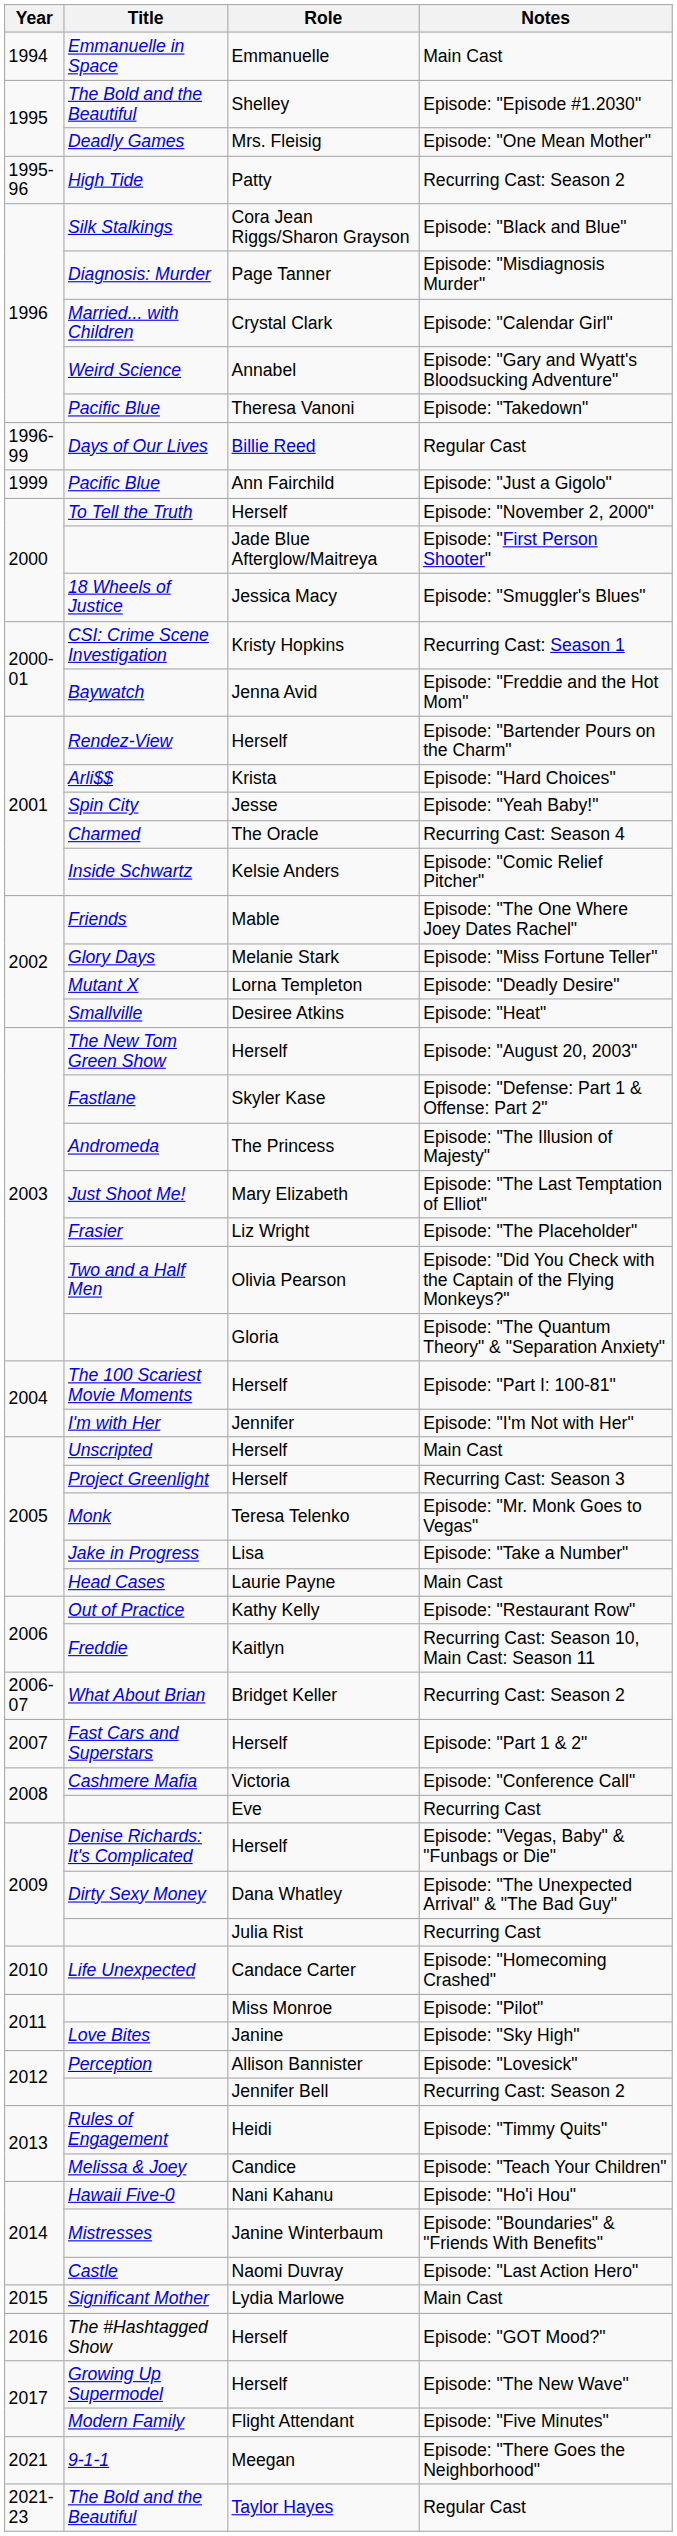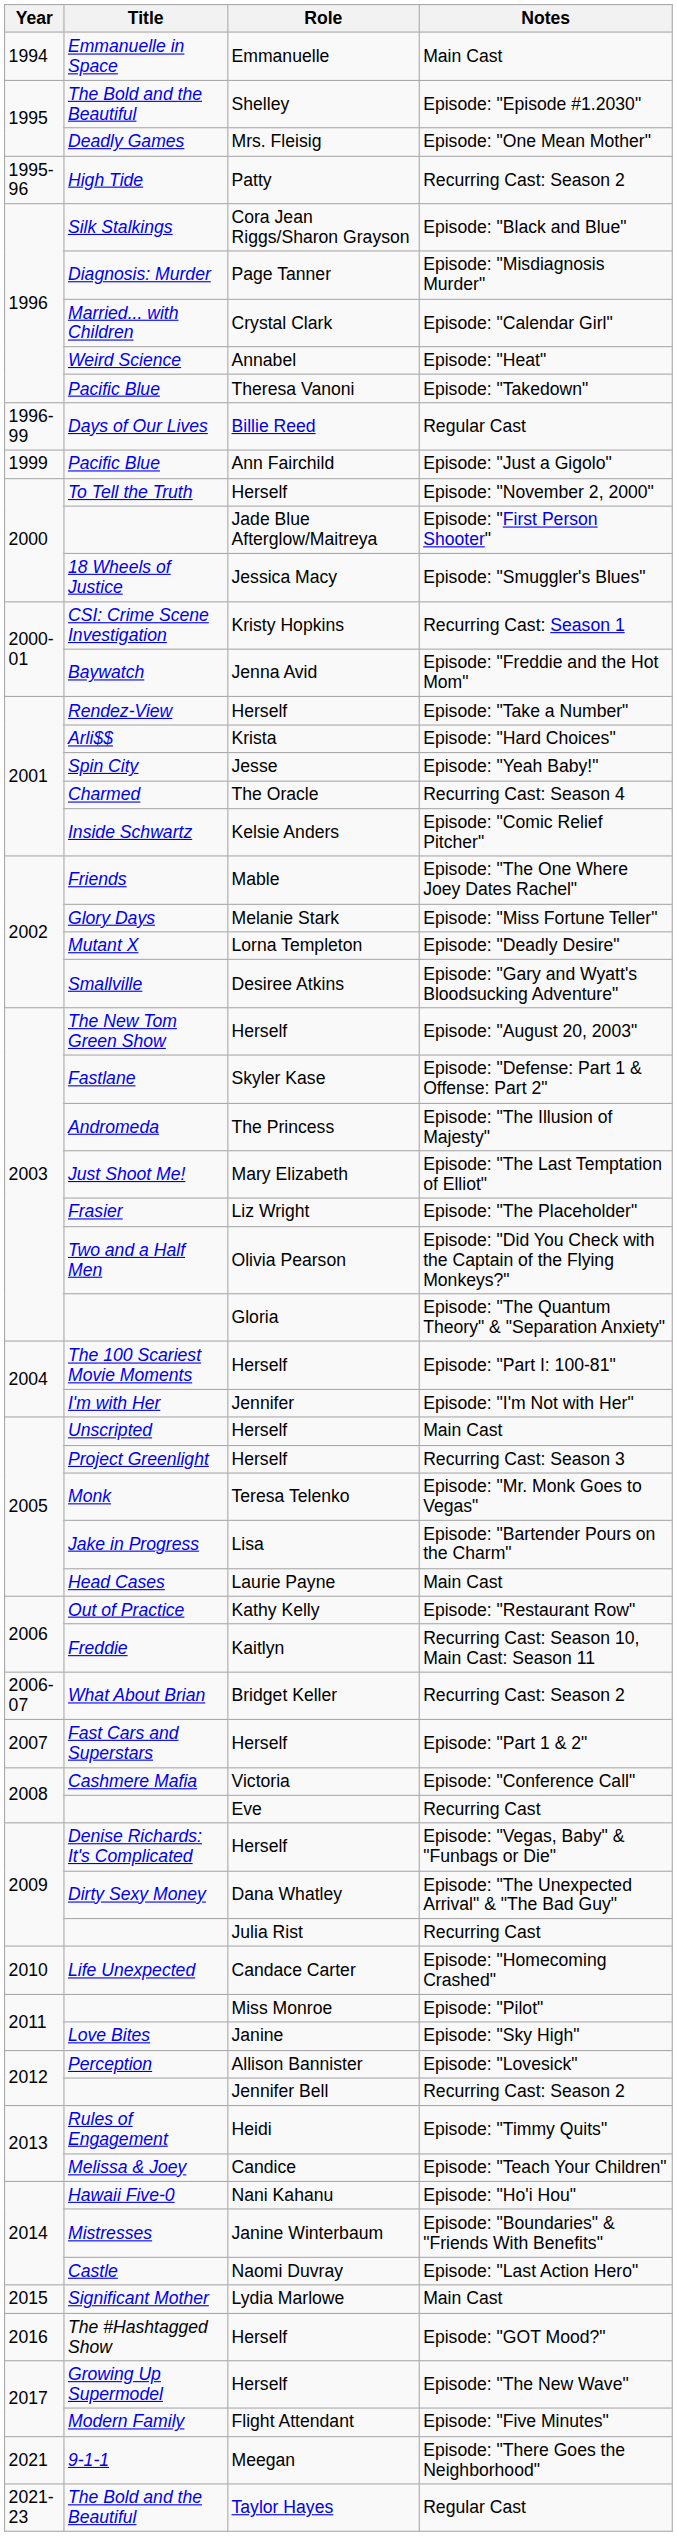(530, 370) Episode: "Gary and Wyatt's Bloodsucking Adventure" -> (485, 360) Episode: "Heat"
(539, 740) Episode: "Bartender Pours on the Charm" -> (526, 710) Episode: "Take a Number"
(485, 1013) Episode: "Heat" -> (530, 983) Episode: "Gary and Wyatt's Bloodsucking Adventure"
(526, 1554) Episode: "Take a Number" -> (539, 1544) Episode: "Bartender Pours on the Charm"
